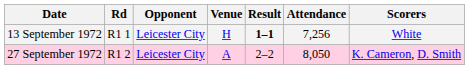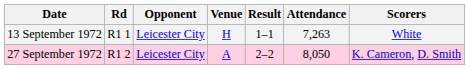(265, 34) bold -> (265, 34) normal
(316, 34) 7,256 -> (316, 34) 7,263
